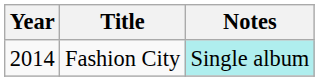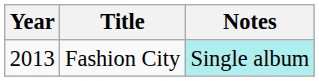(32, 57) 2014 -> (32, 57) 2013
